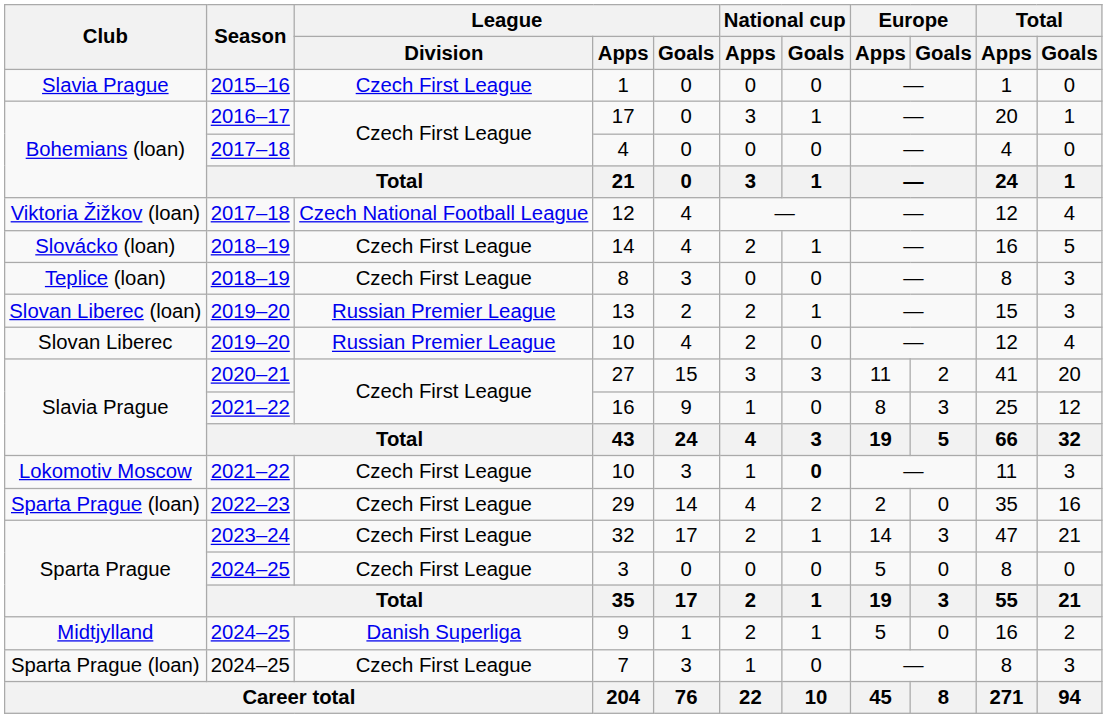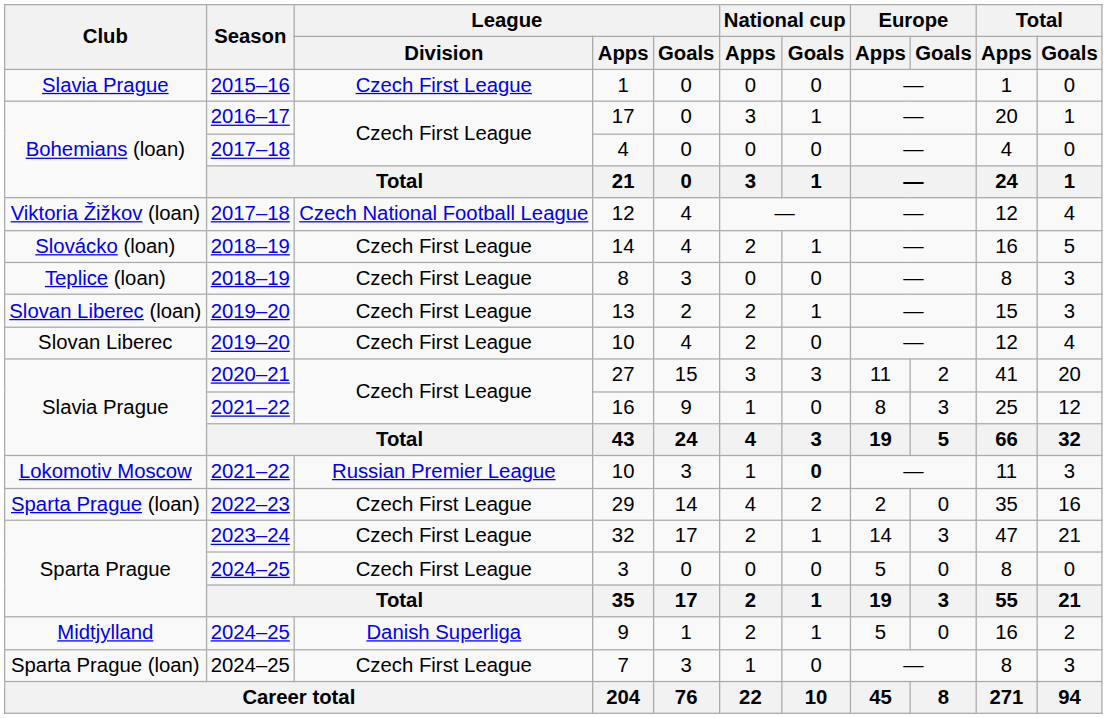(444, 310) Russian Premier League -> (444, 310) Czech First League
(444, 342) Russian Premier League -> (444, 342) Czech First League
(444, 471) Czech First League -> (444, 471) Russian Premier League
